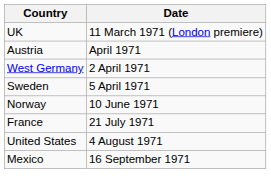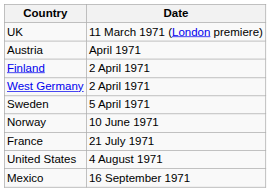+ row: (26, 68)
